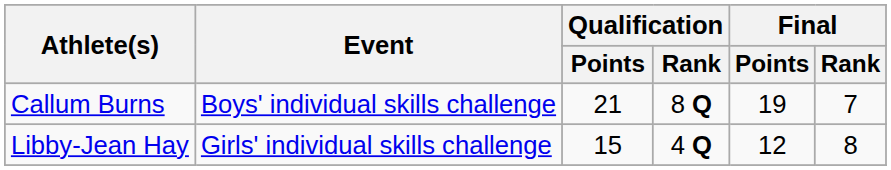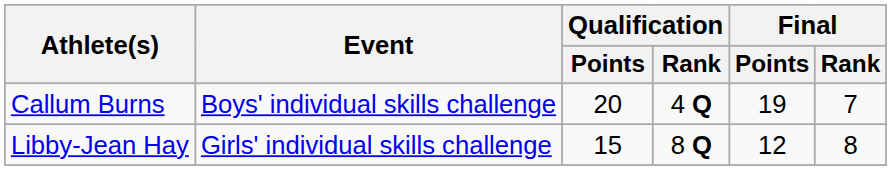(608, 104) 21 -> (608, 104) 20
(691, 104) 8 Q -> (691, 104) 4 Q
(691, 145) 4 Q -> (691, 145) 8 Q
